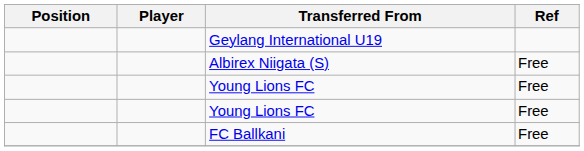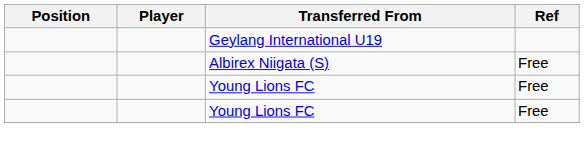- row: (247, 134)
